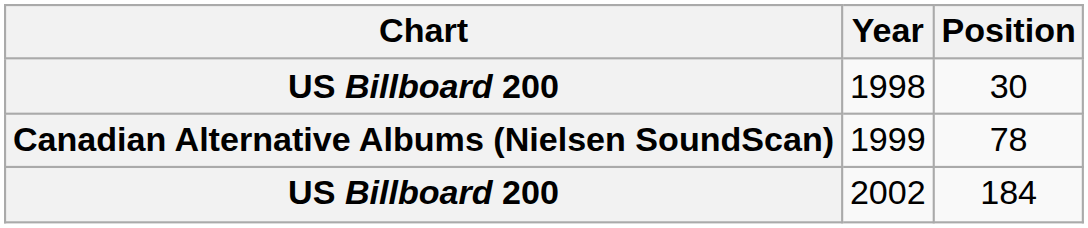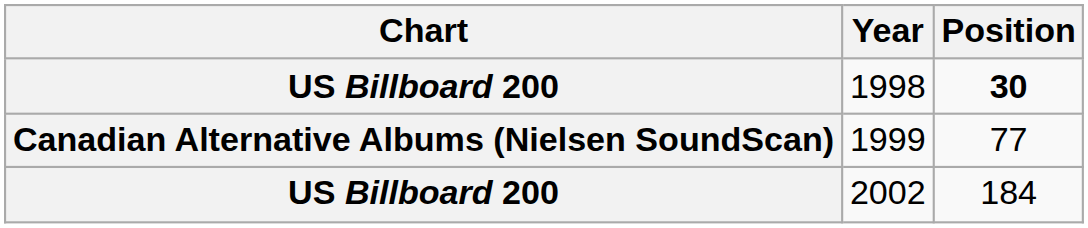(1009, 85) normal -> (1009, 85) bold
(1009, 139) 78 -> (1009, 139) 77
